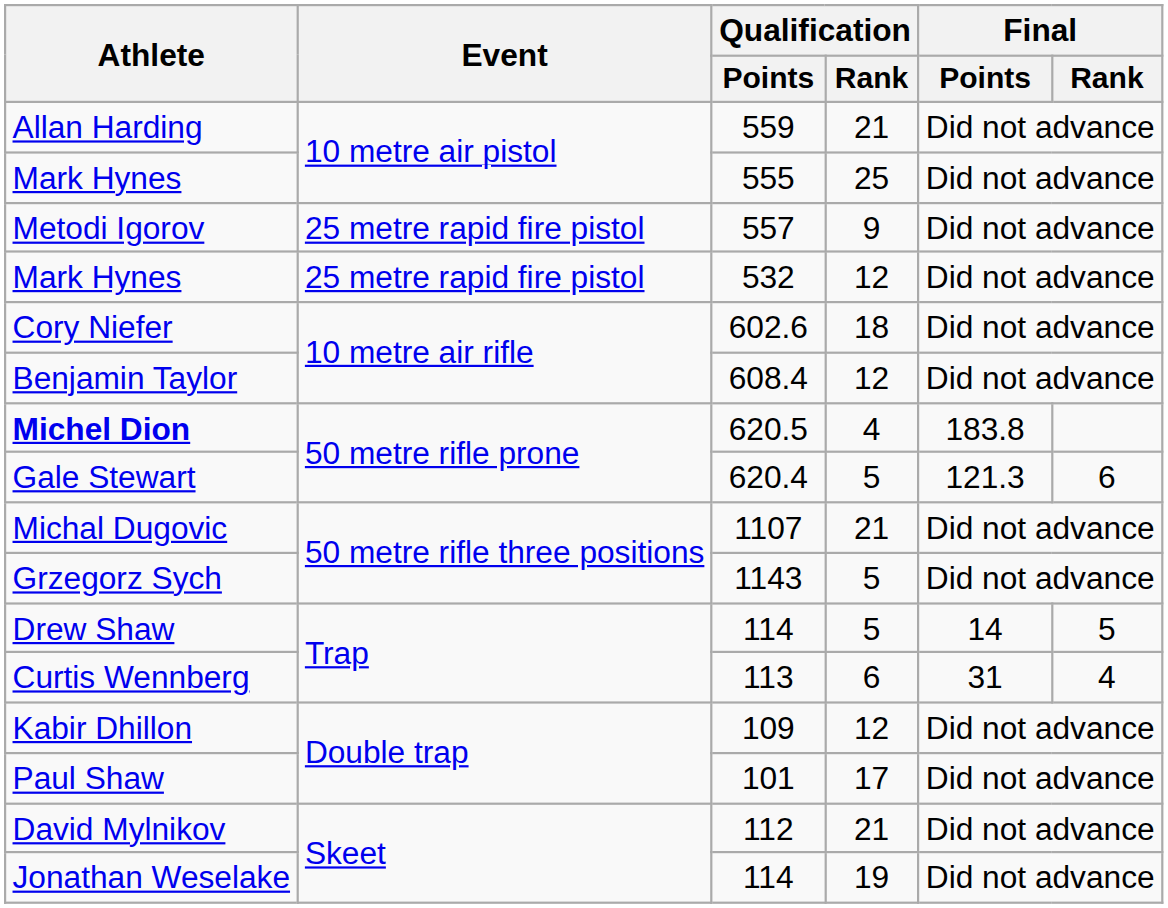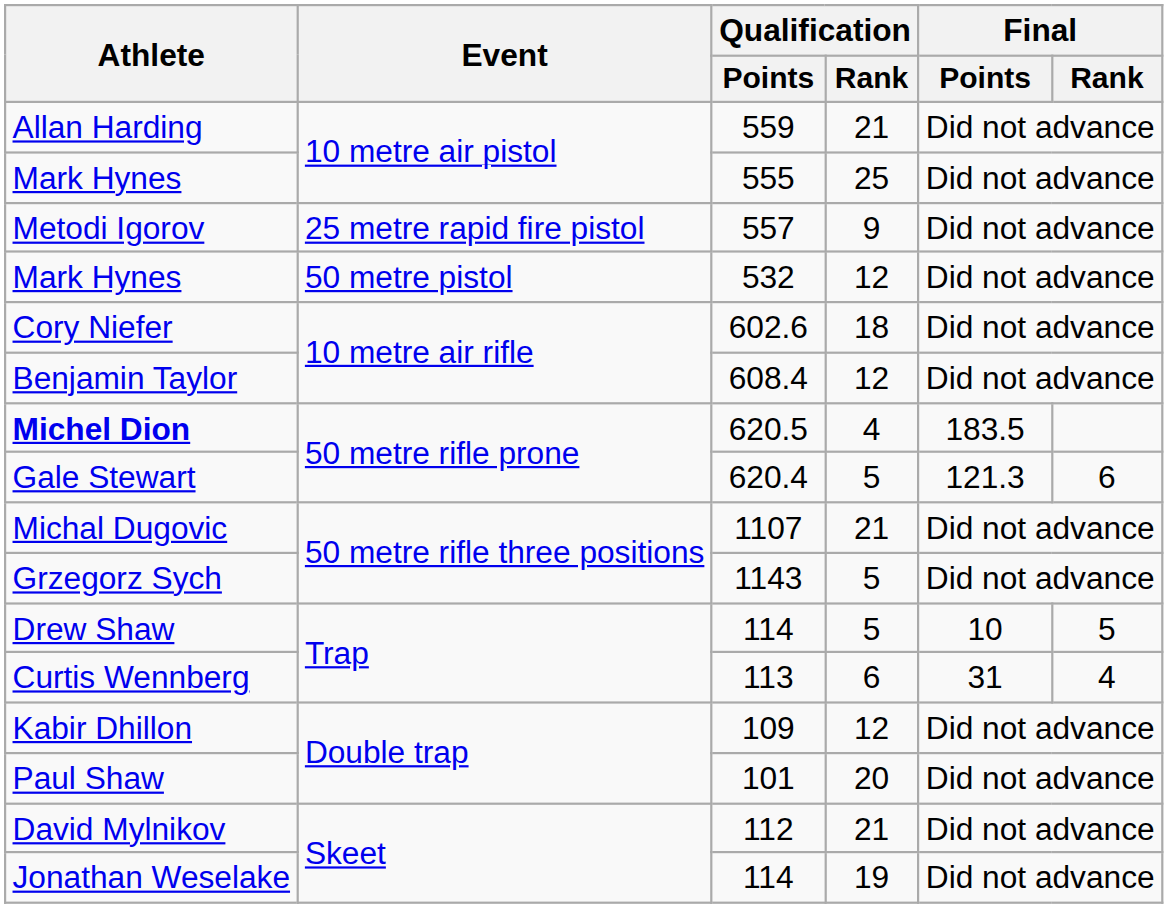(475, 278) 25 metre rapid fire pistol -> (409, 278) 50 metre pistol
(985, 428) 183.8 -> (985, 428) 183.5
(985, 628) 14 -> (985, 628) 10
(872, 778) 17 -> (872, 778) 20
